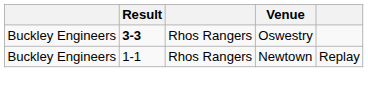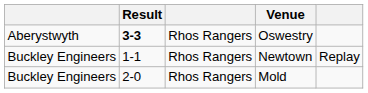(62, 35) Buckley Engineers -> (43, 35) Aberystwyth
+ row: (272, 77)
